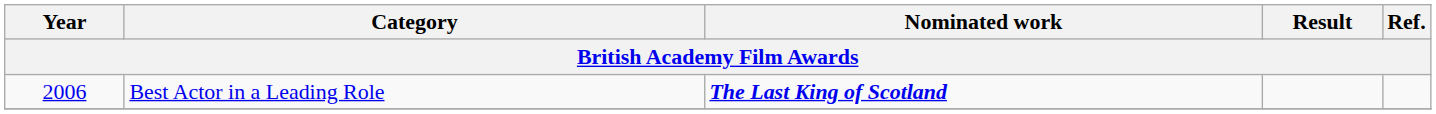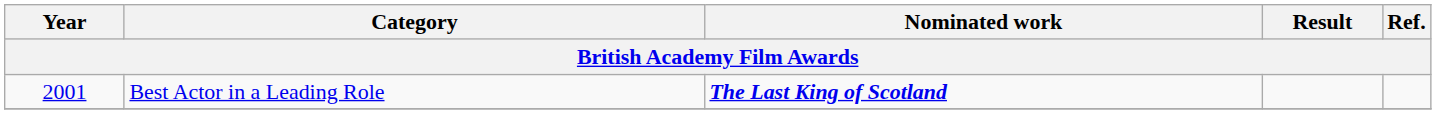(65, 91) 2006 -> (65, 91) 2001
